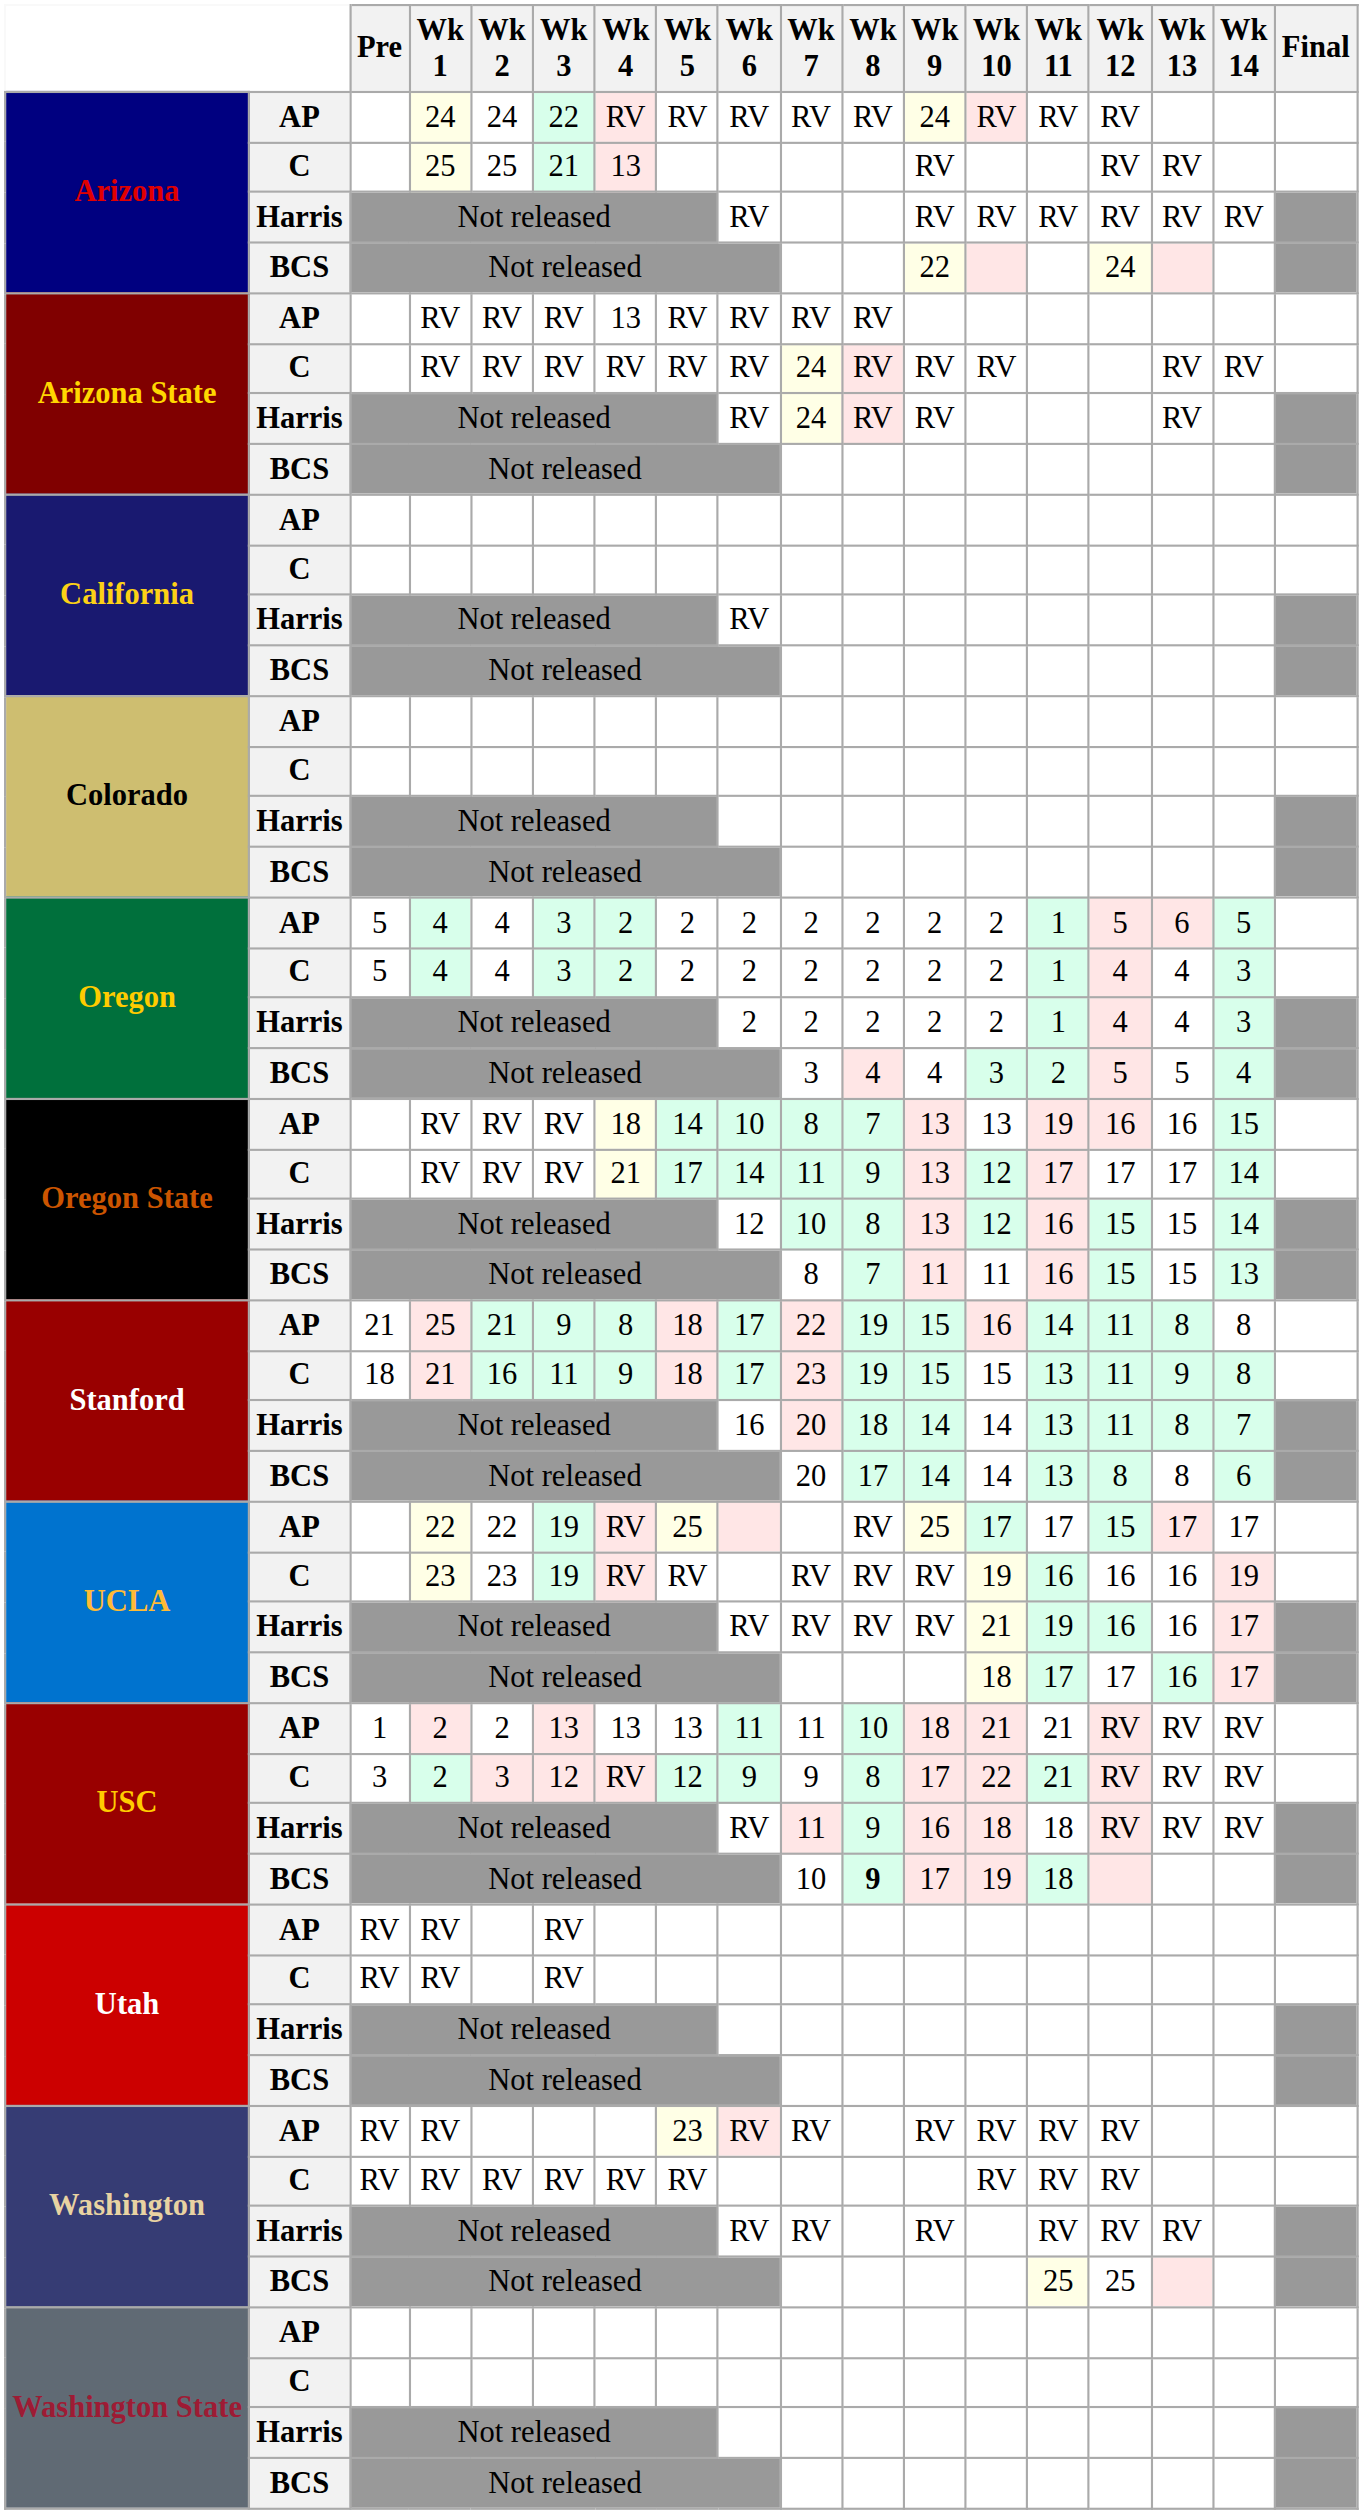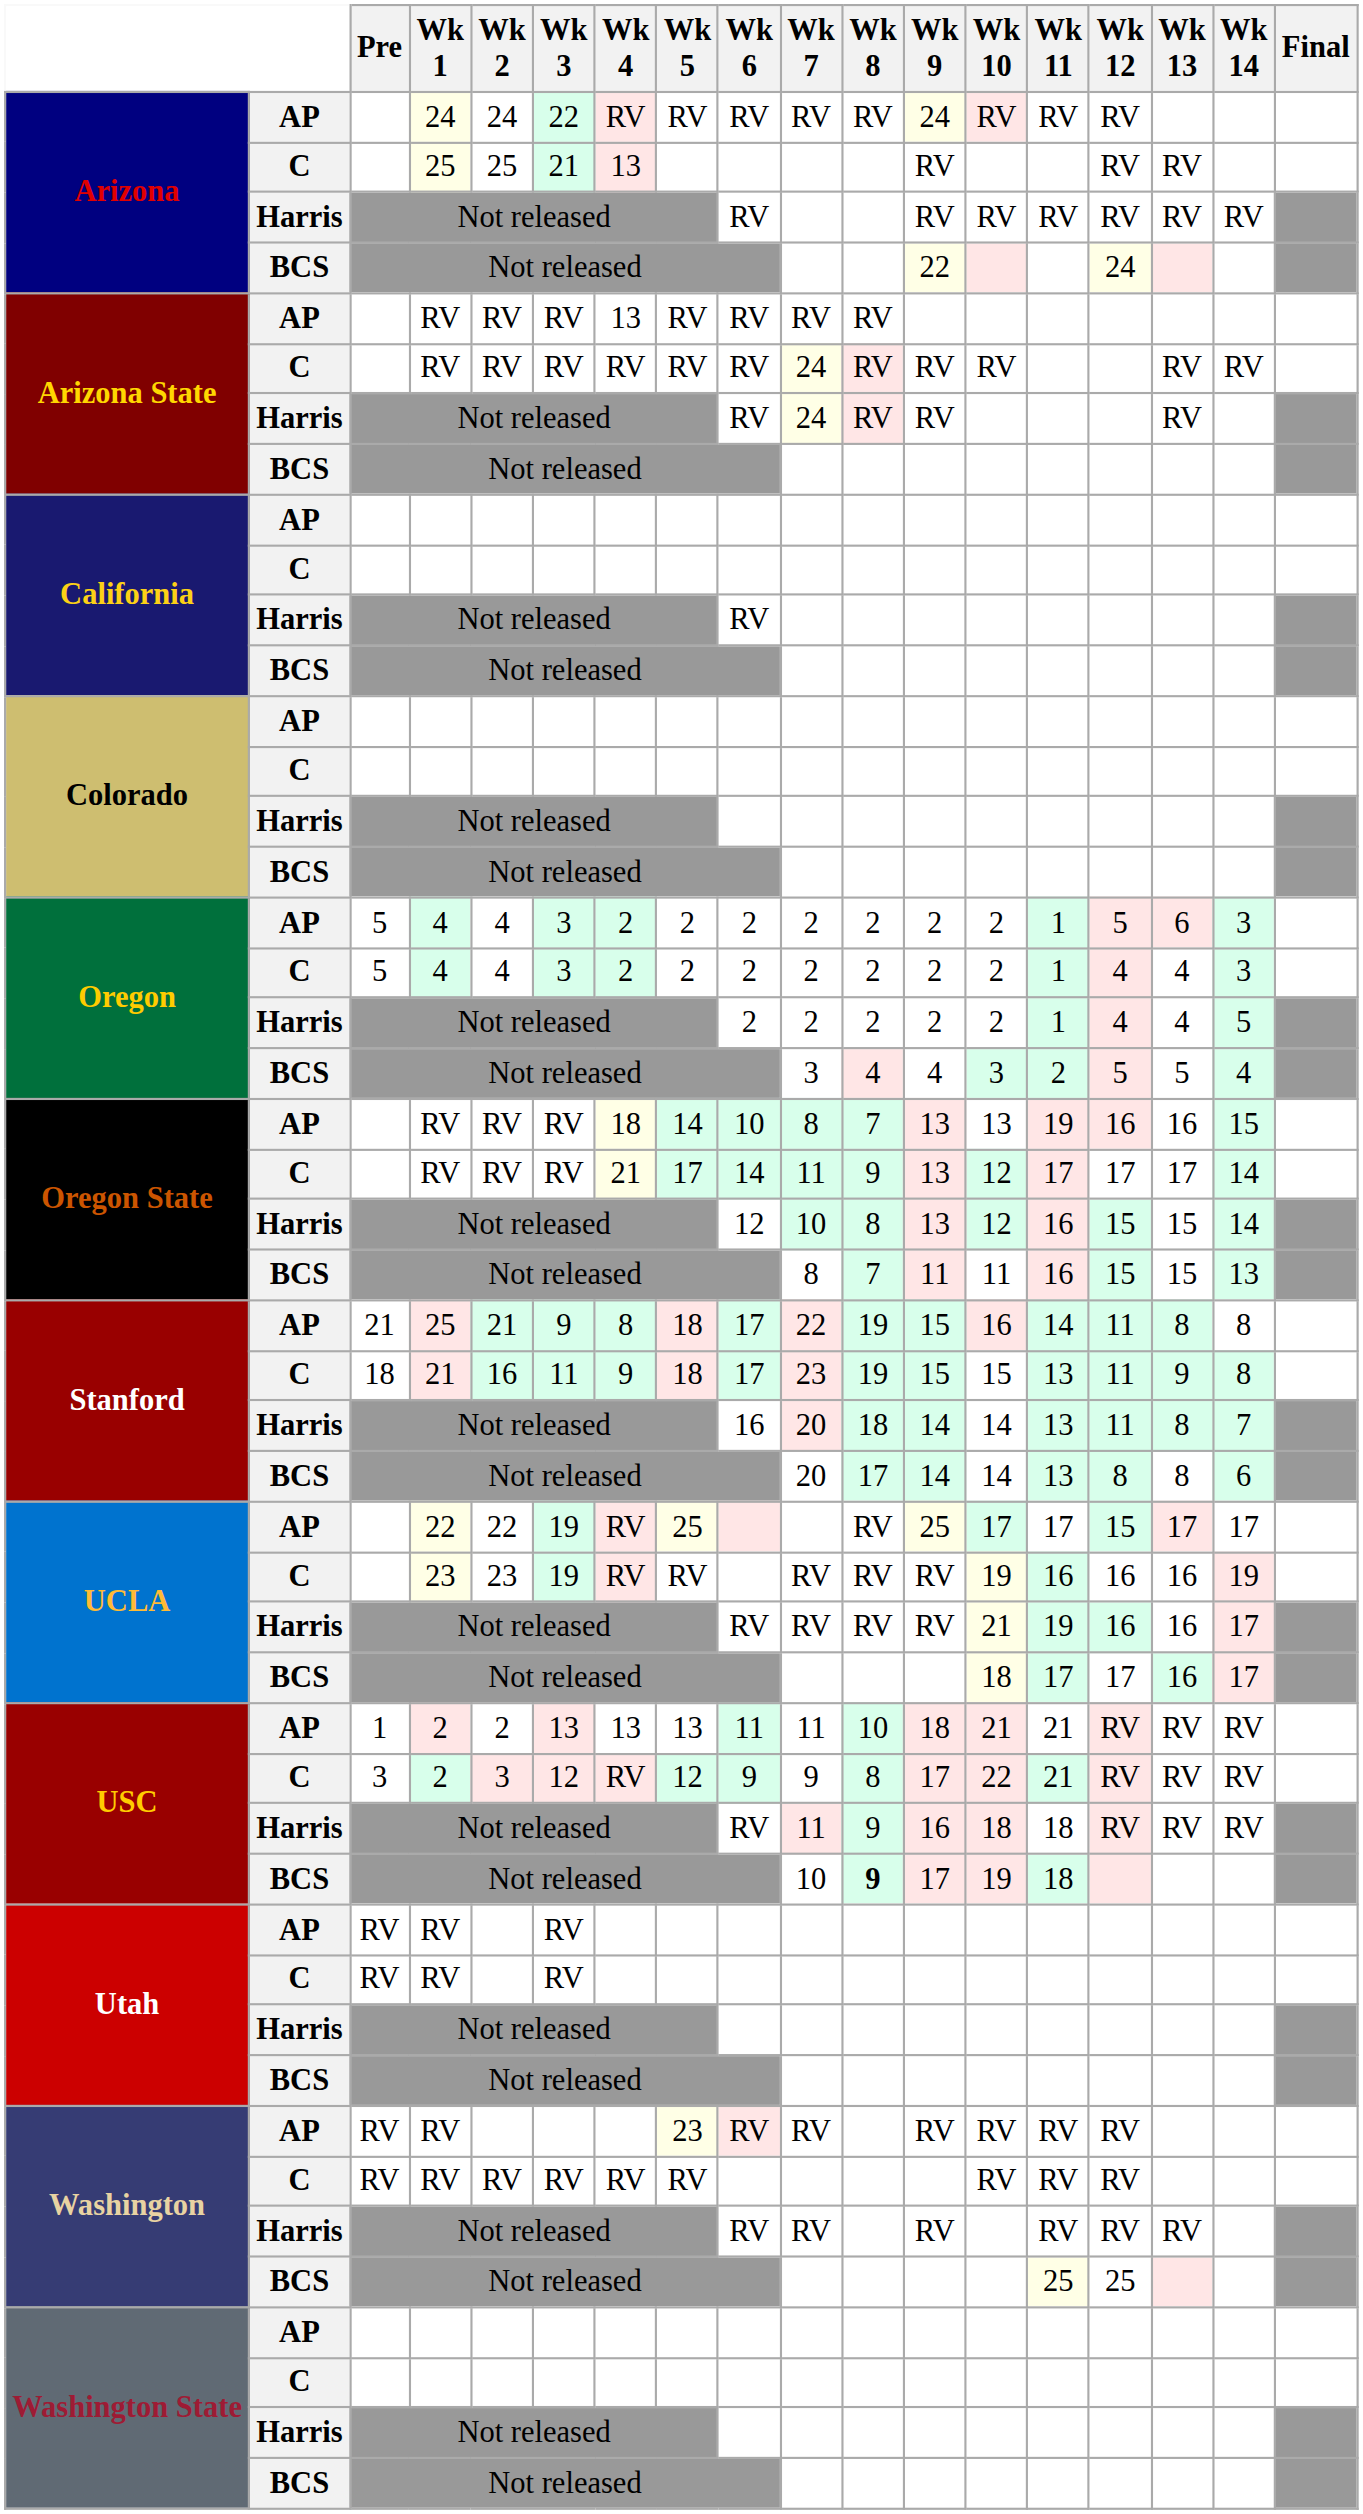(1244, 922) 5 -> (1244, 922) 3
(1244, 1022) 3 -> (1244, 1022) 5
